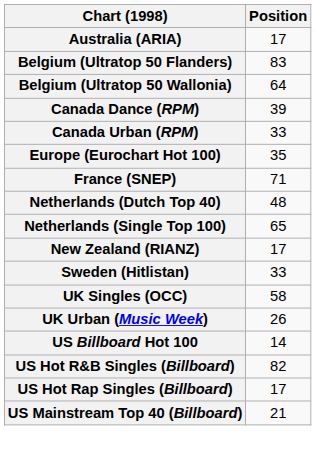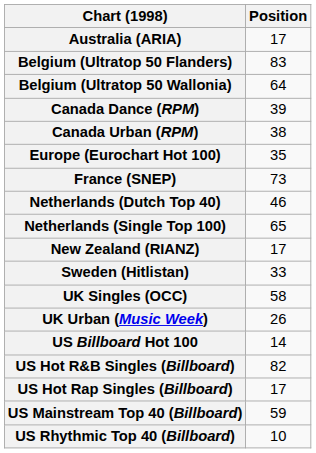(278, 132) 33 -> (278, 132) 38
(278, 179) 71 -> (278, 179) 73
(278, 202) 48 -> (278, 202) 46
(278, 413) 21 -> (278, 413) 59
+ row: (125, 436)
